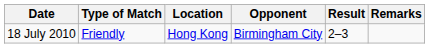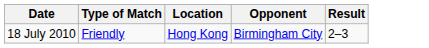- column: (396, 14)
